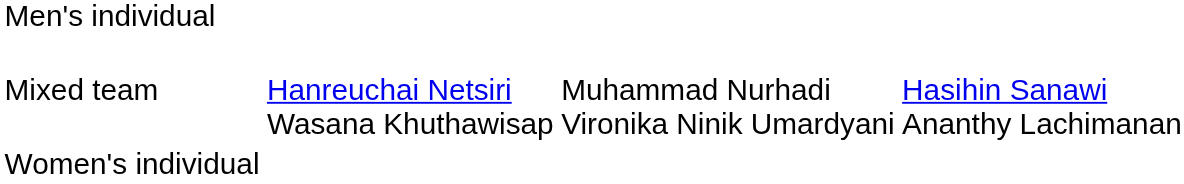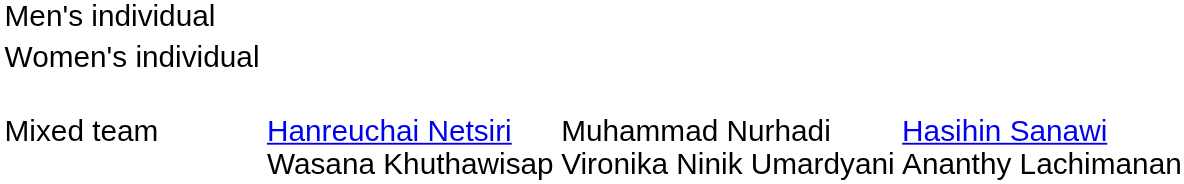rows swapped: (132, 164) <-> (81, 90)
